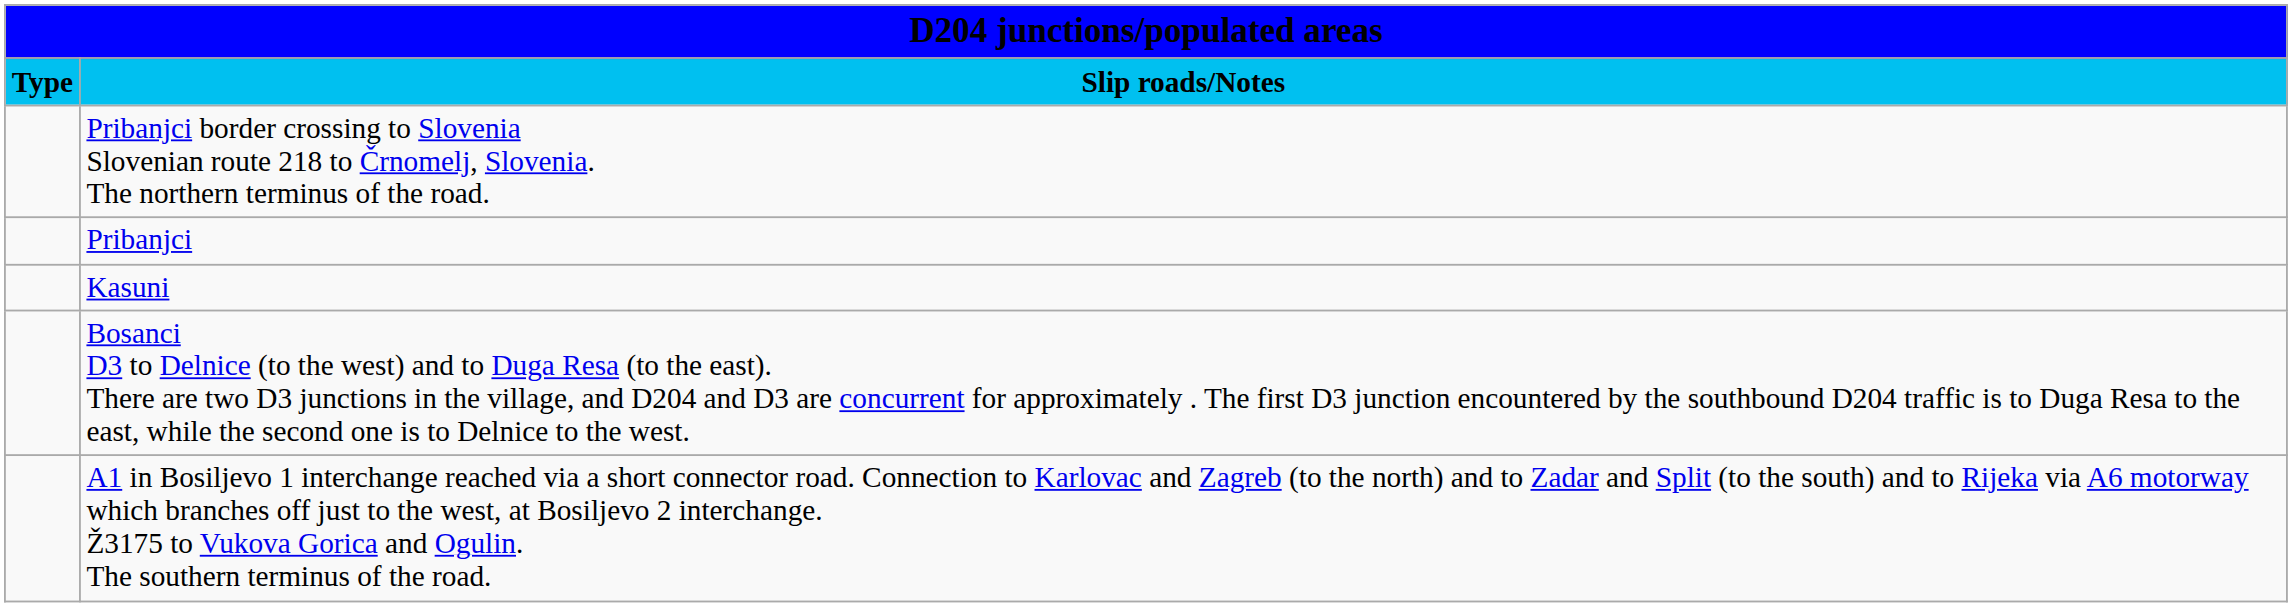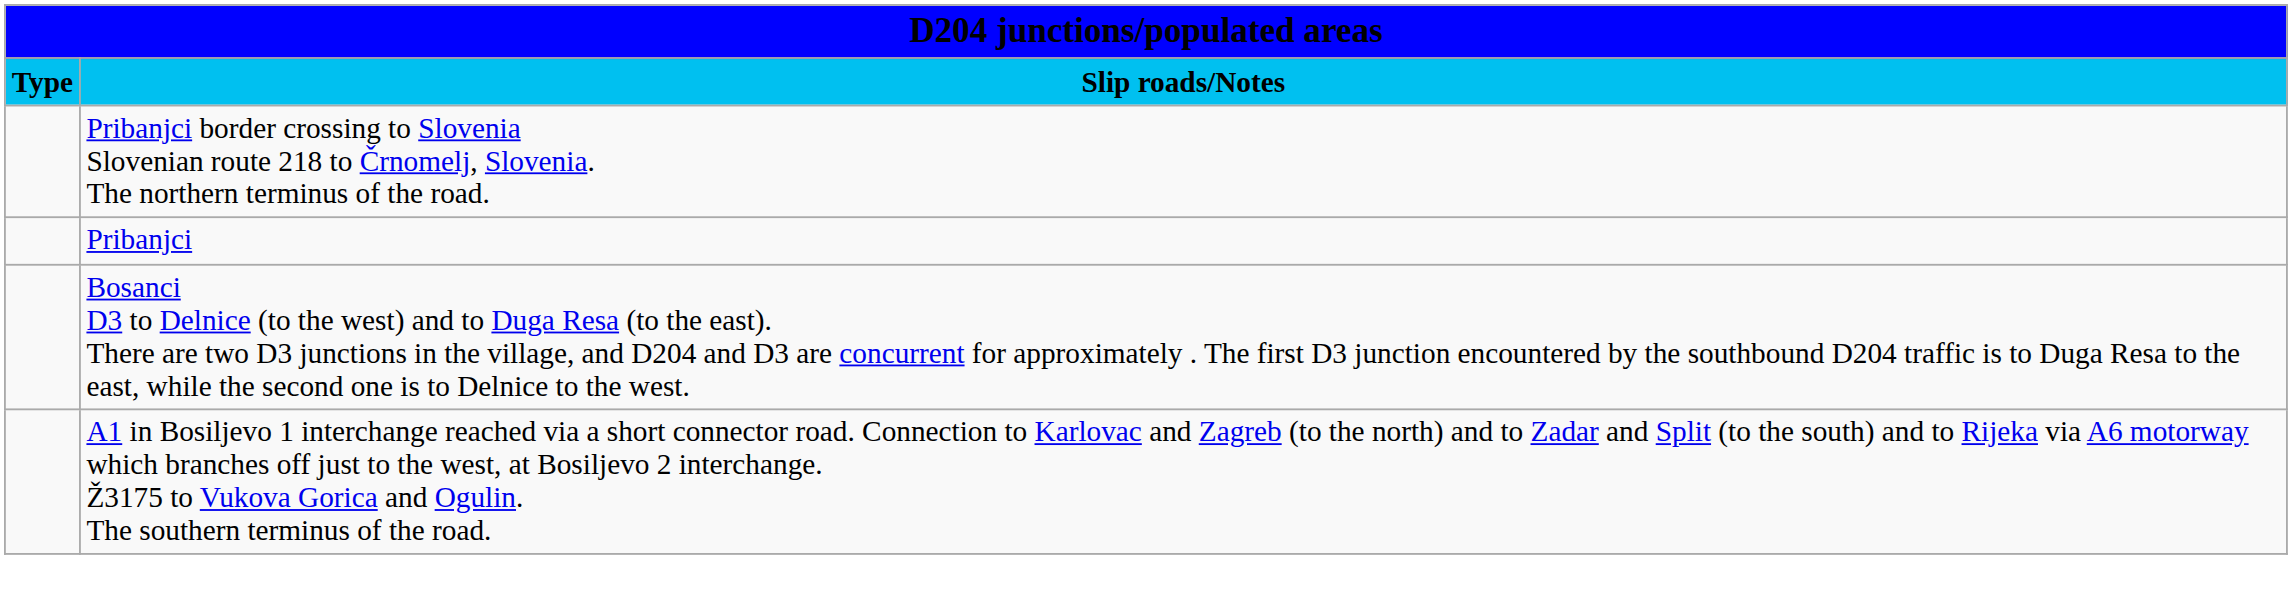- row: (128, 286)
